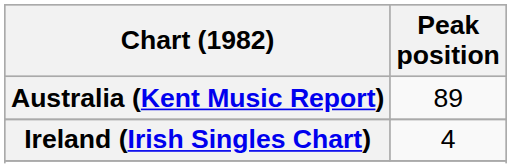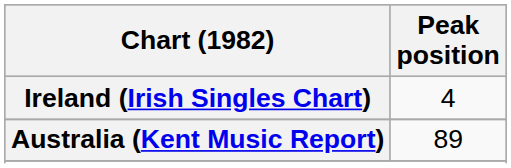rows swapped: (198, 97) <-> (198, 139)
